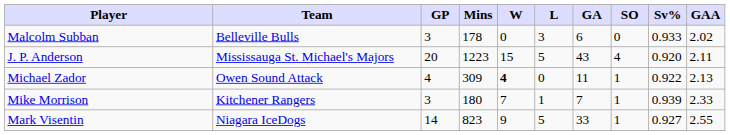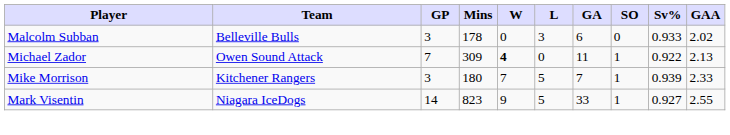- row: (45, 57)
(428, 78) 4 -> (428, 57) 7
(541, 99) 1 -> (541, 78) 5
